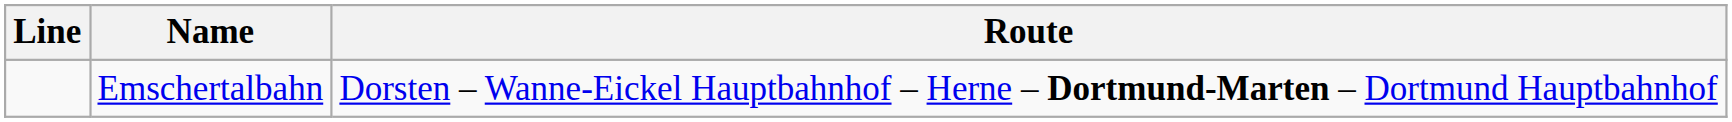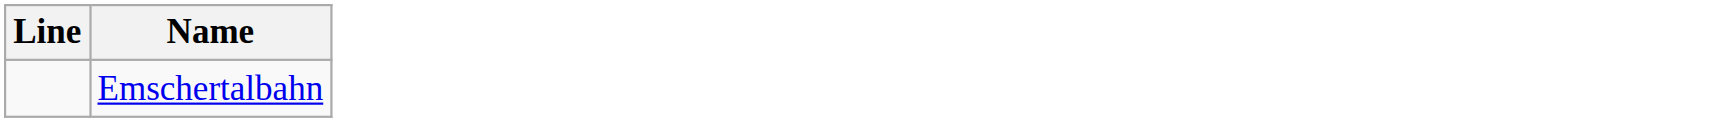- column: (1029, 32)
